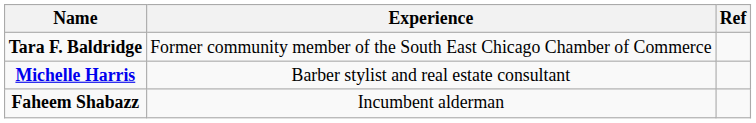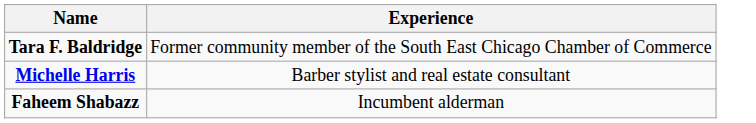- column: (733, 18)
